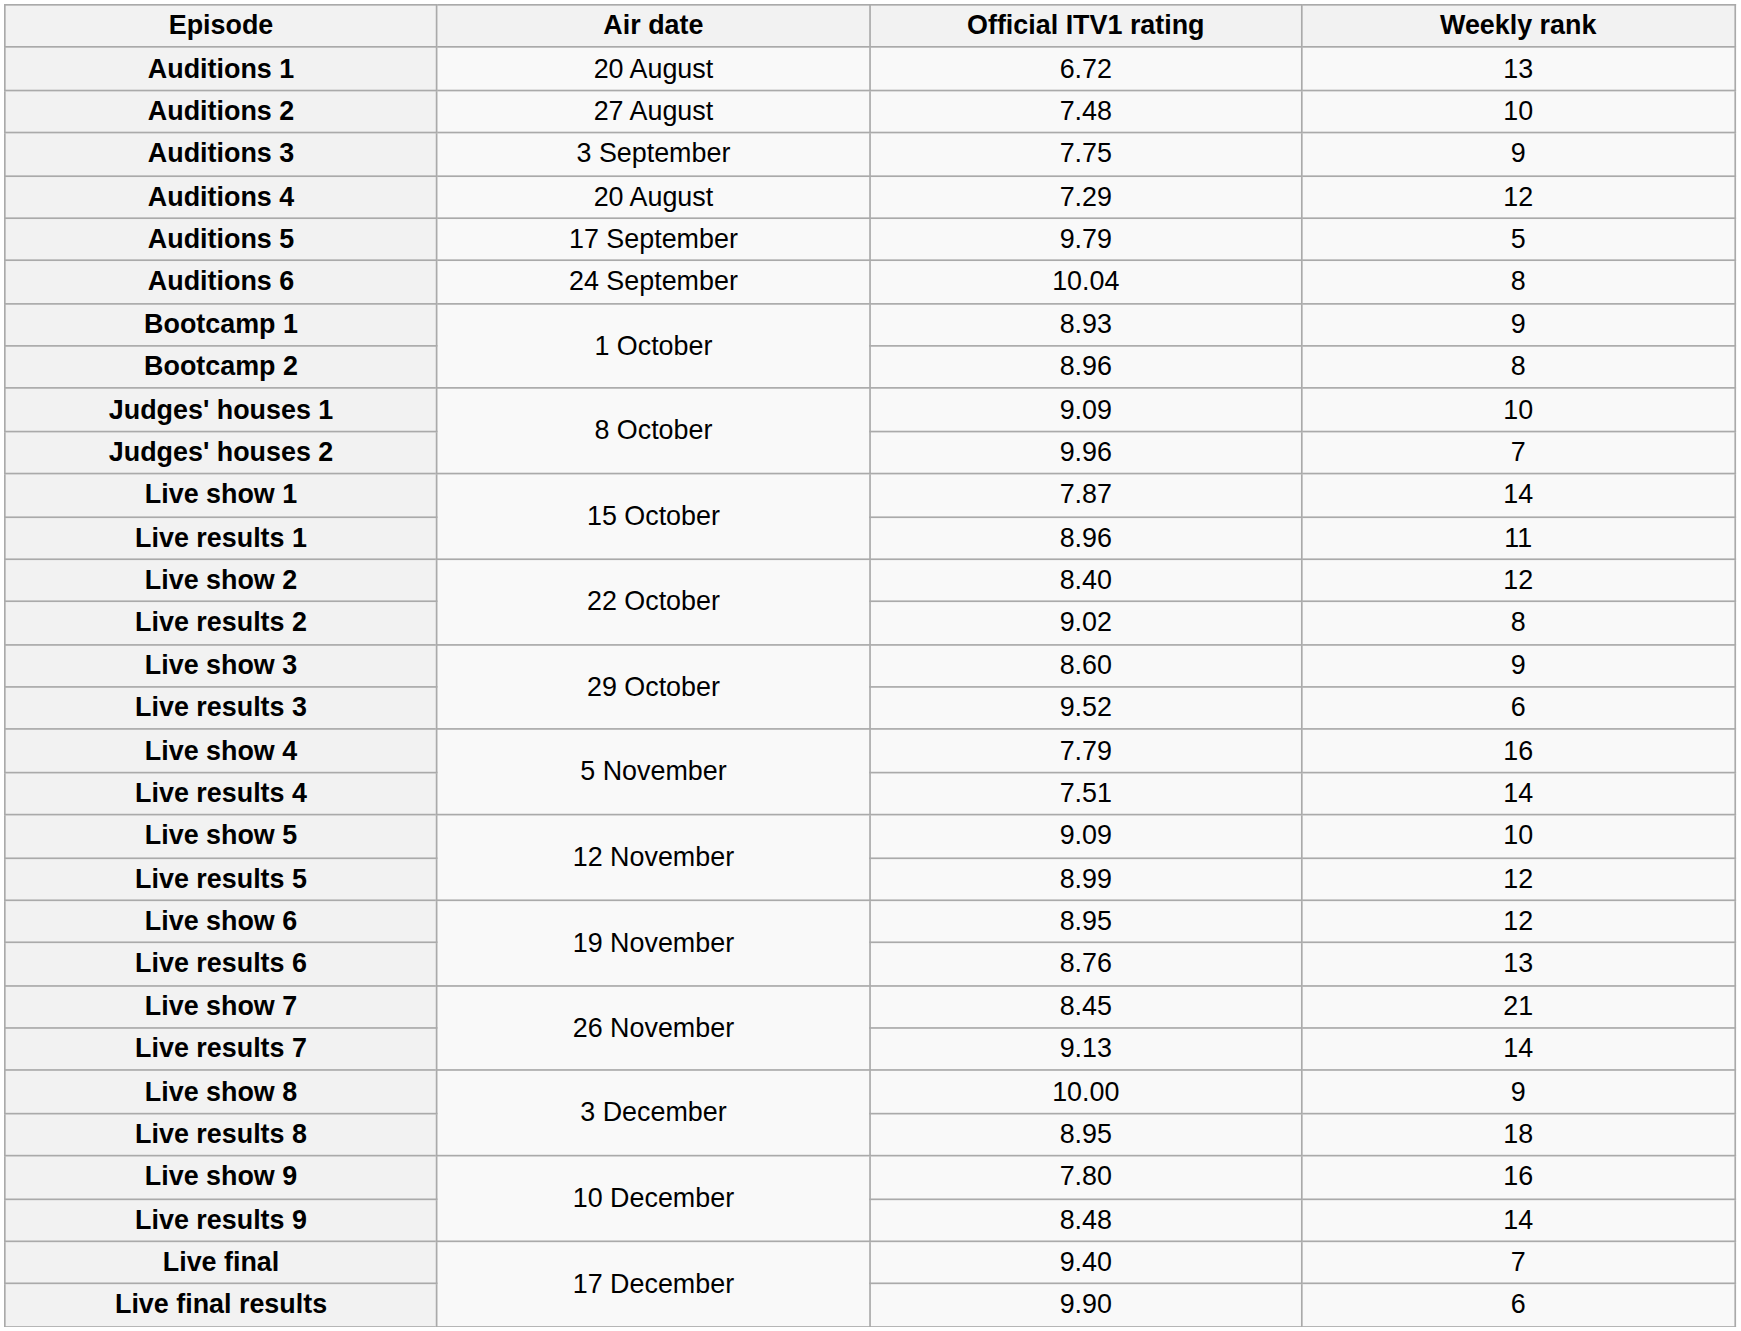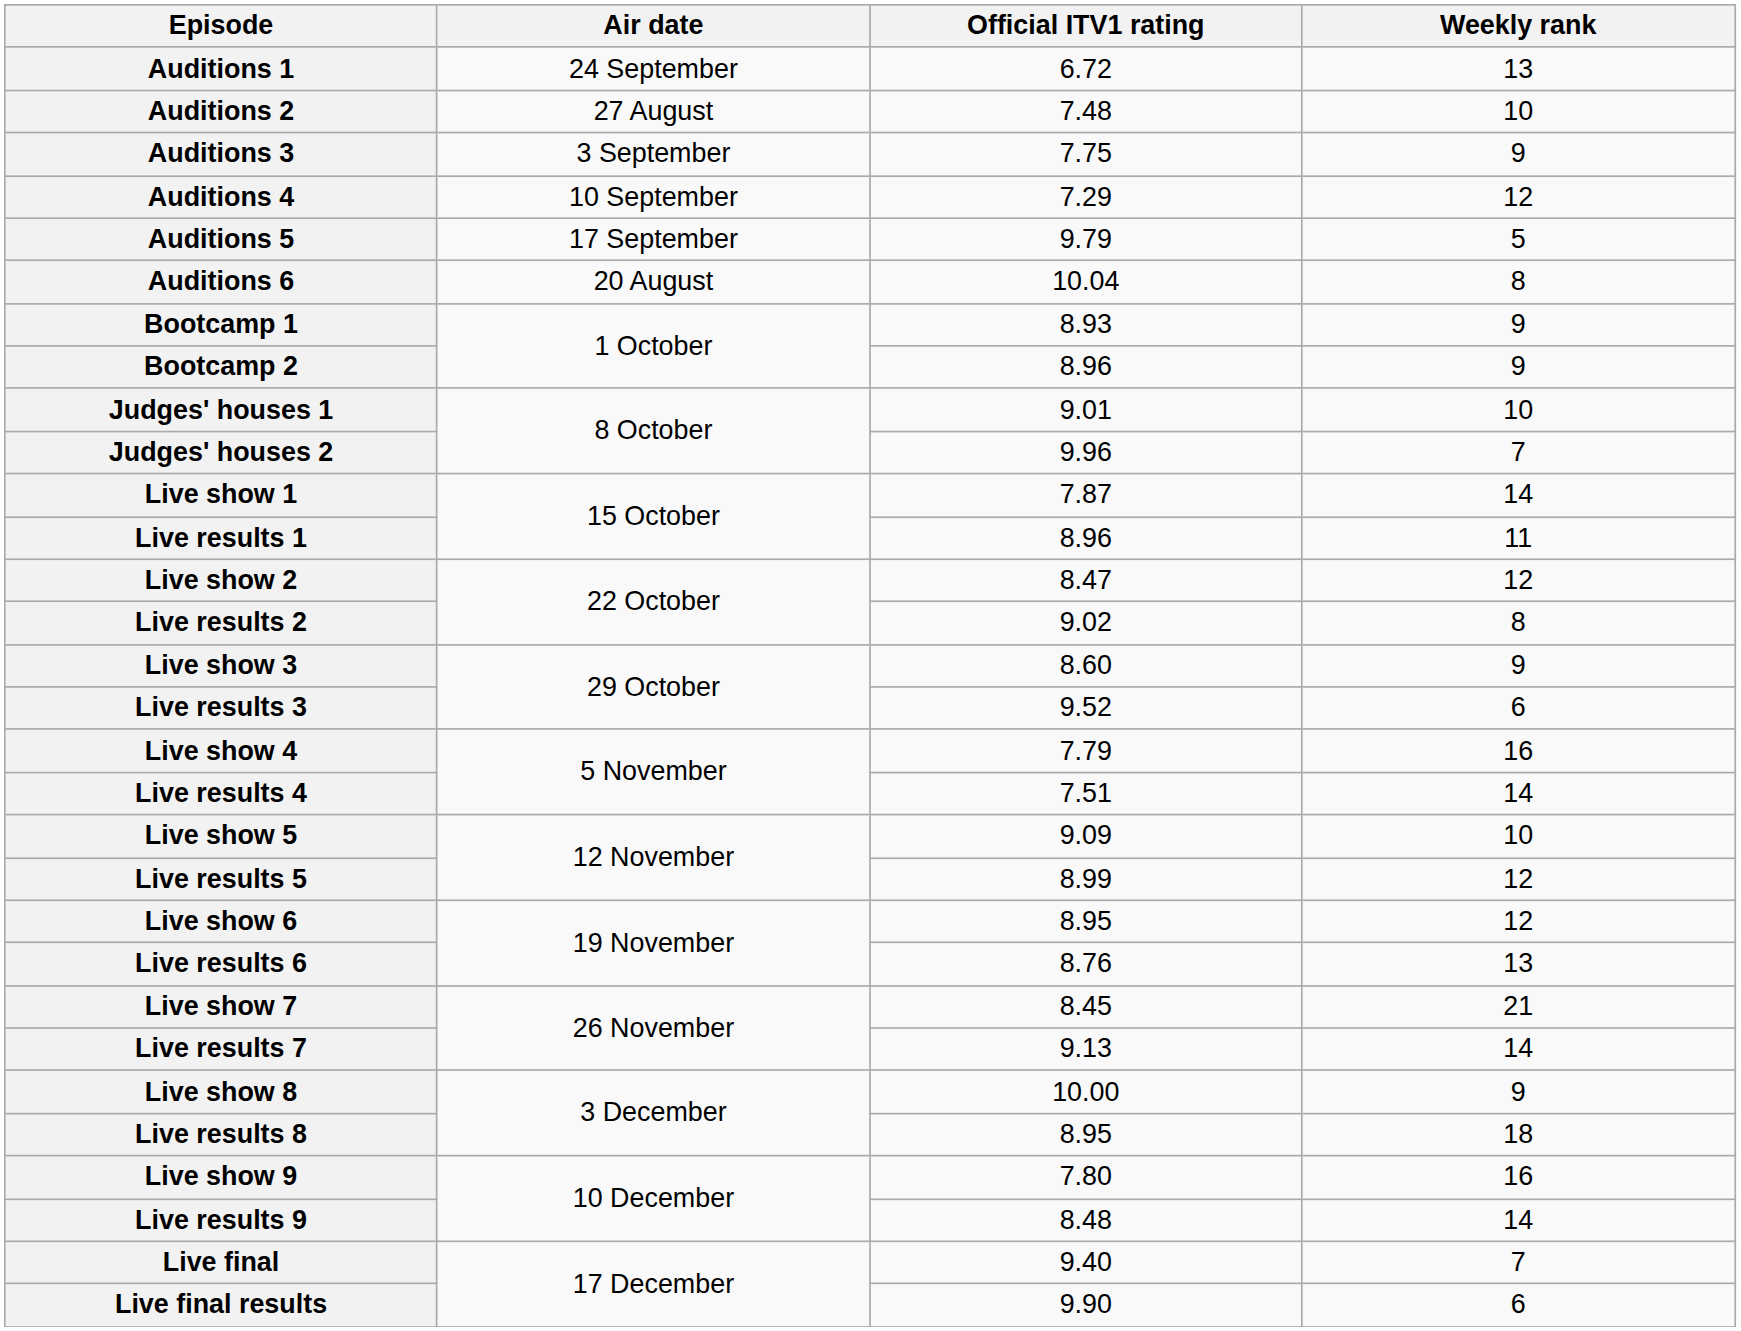(653, 68) 20 August -> (653, 68) 24 September
(653, 196) 20 August -> (653, 196) 10 September
(653, 281) 24 September -> (653, 281) 20 August
(1518, 366) 8 -> (1518, 366) 9
(1086, 409) 9.09 -> (1086, 409) 9.01
(1086, 580) 8.40 -> (1086, 580) 8.47
